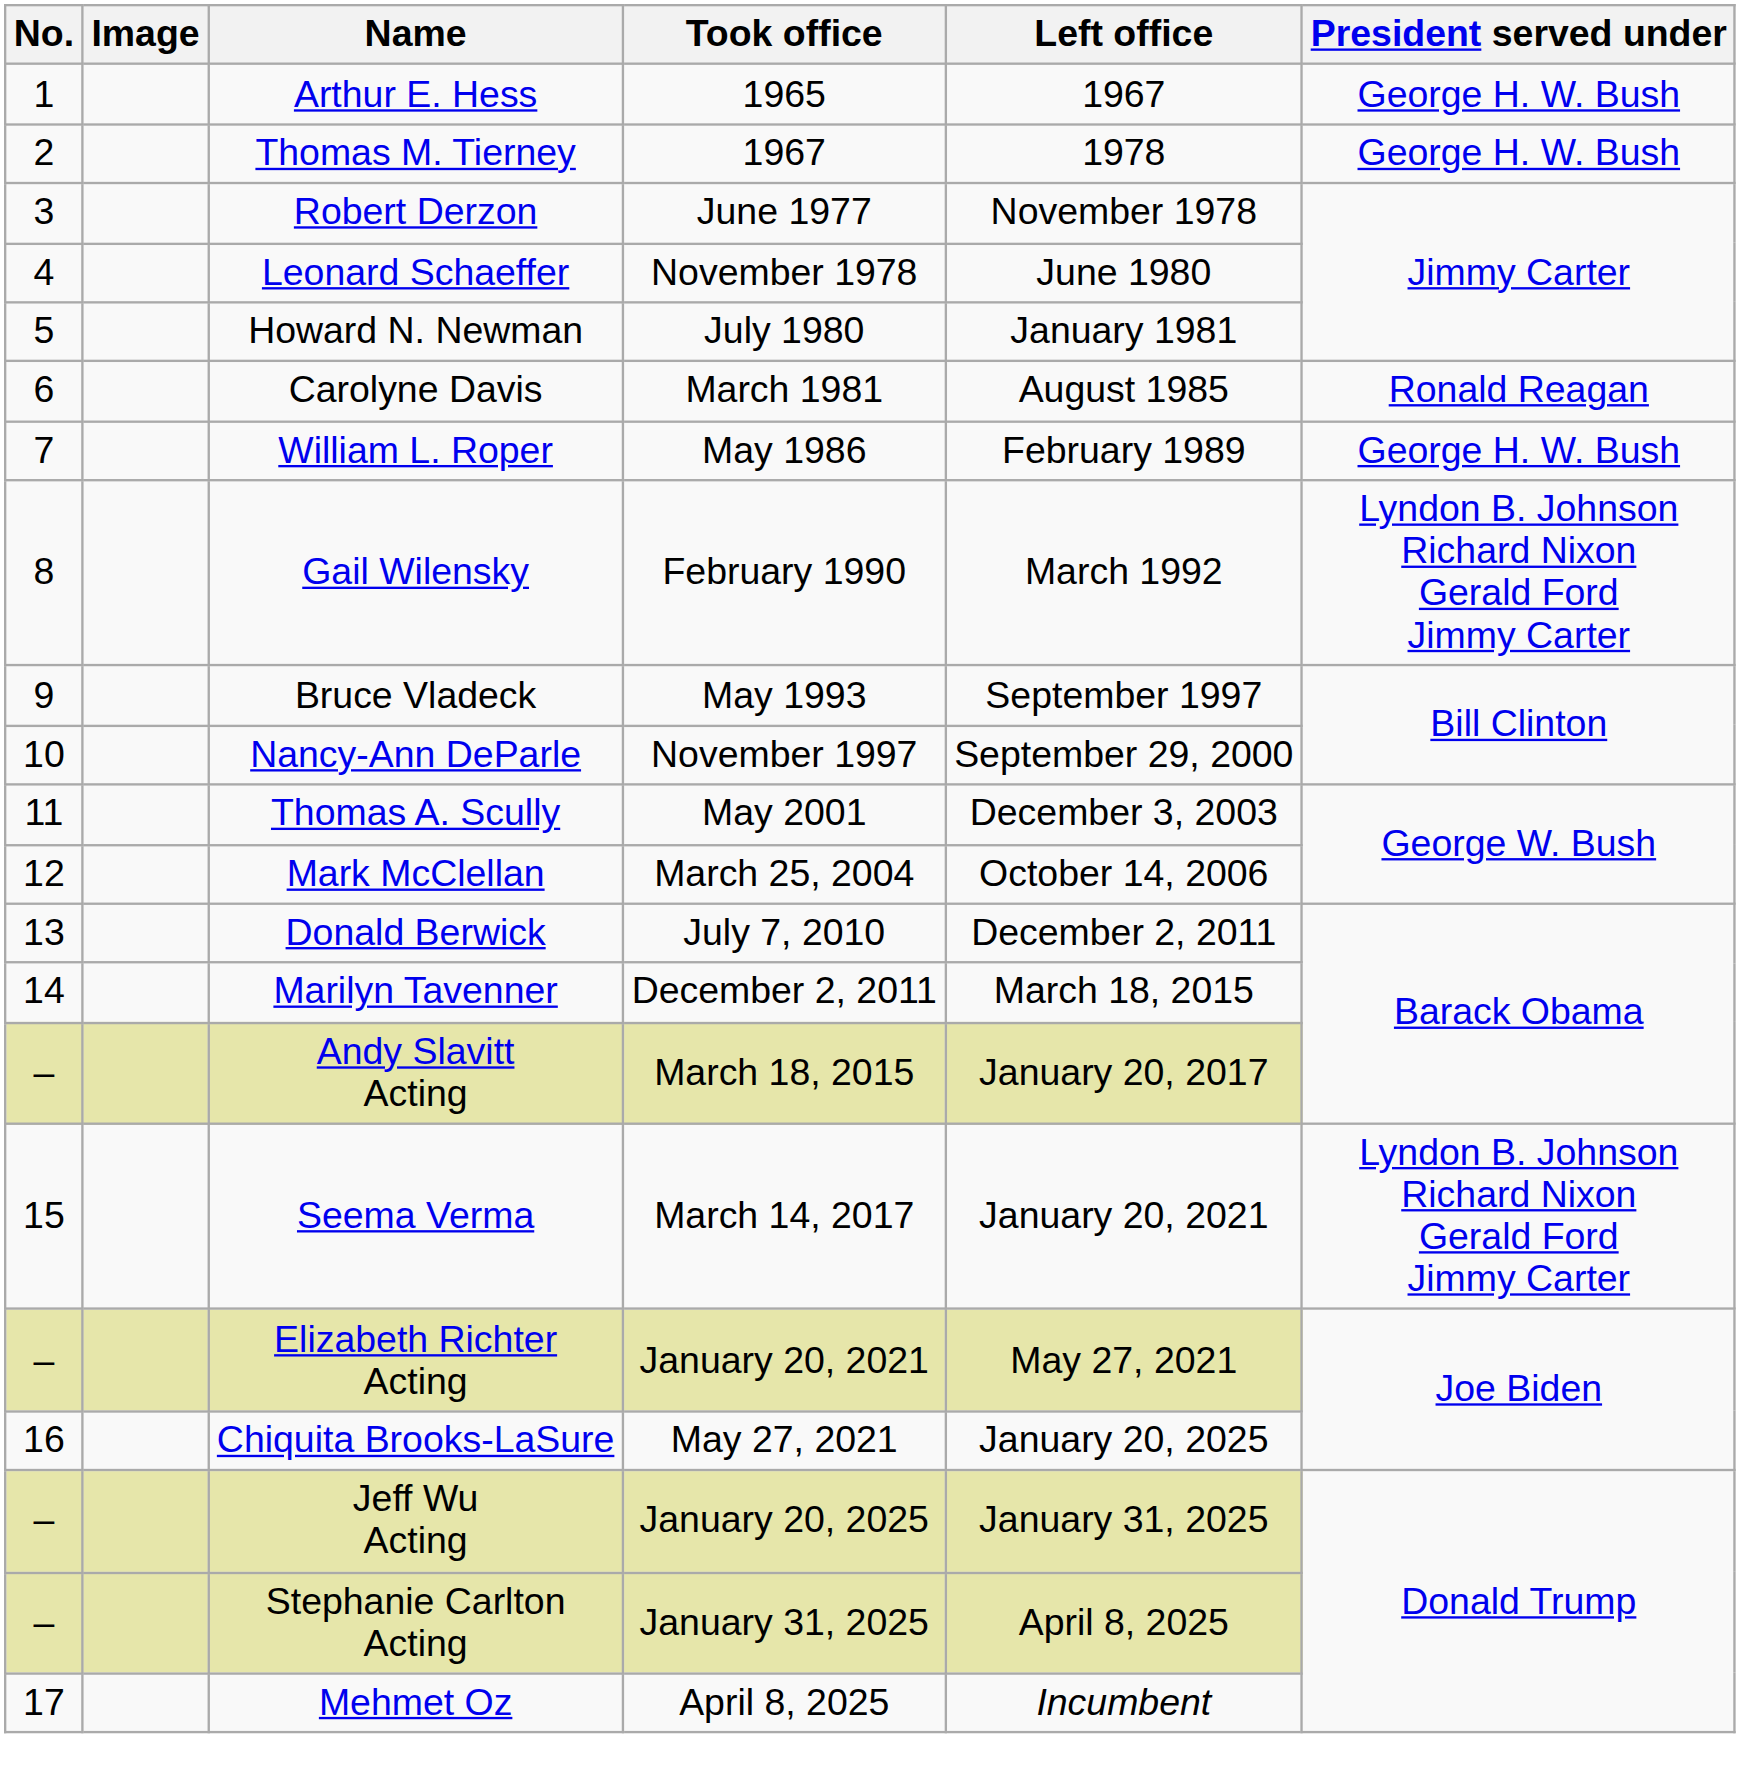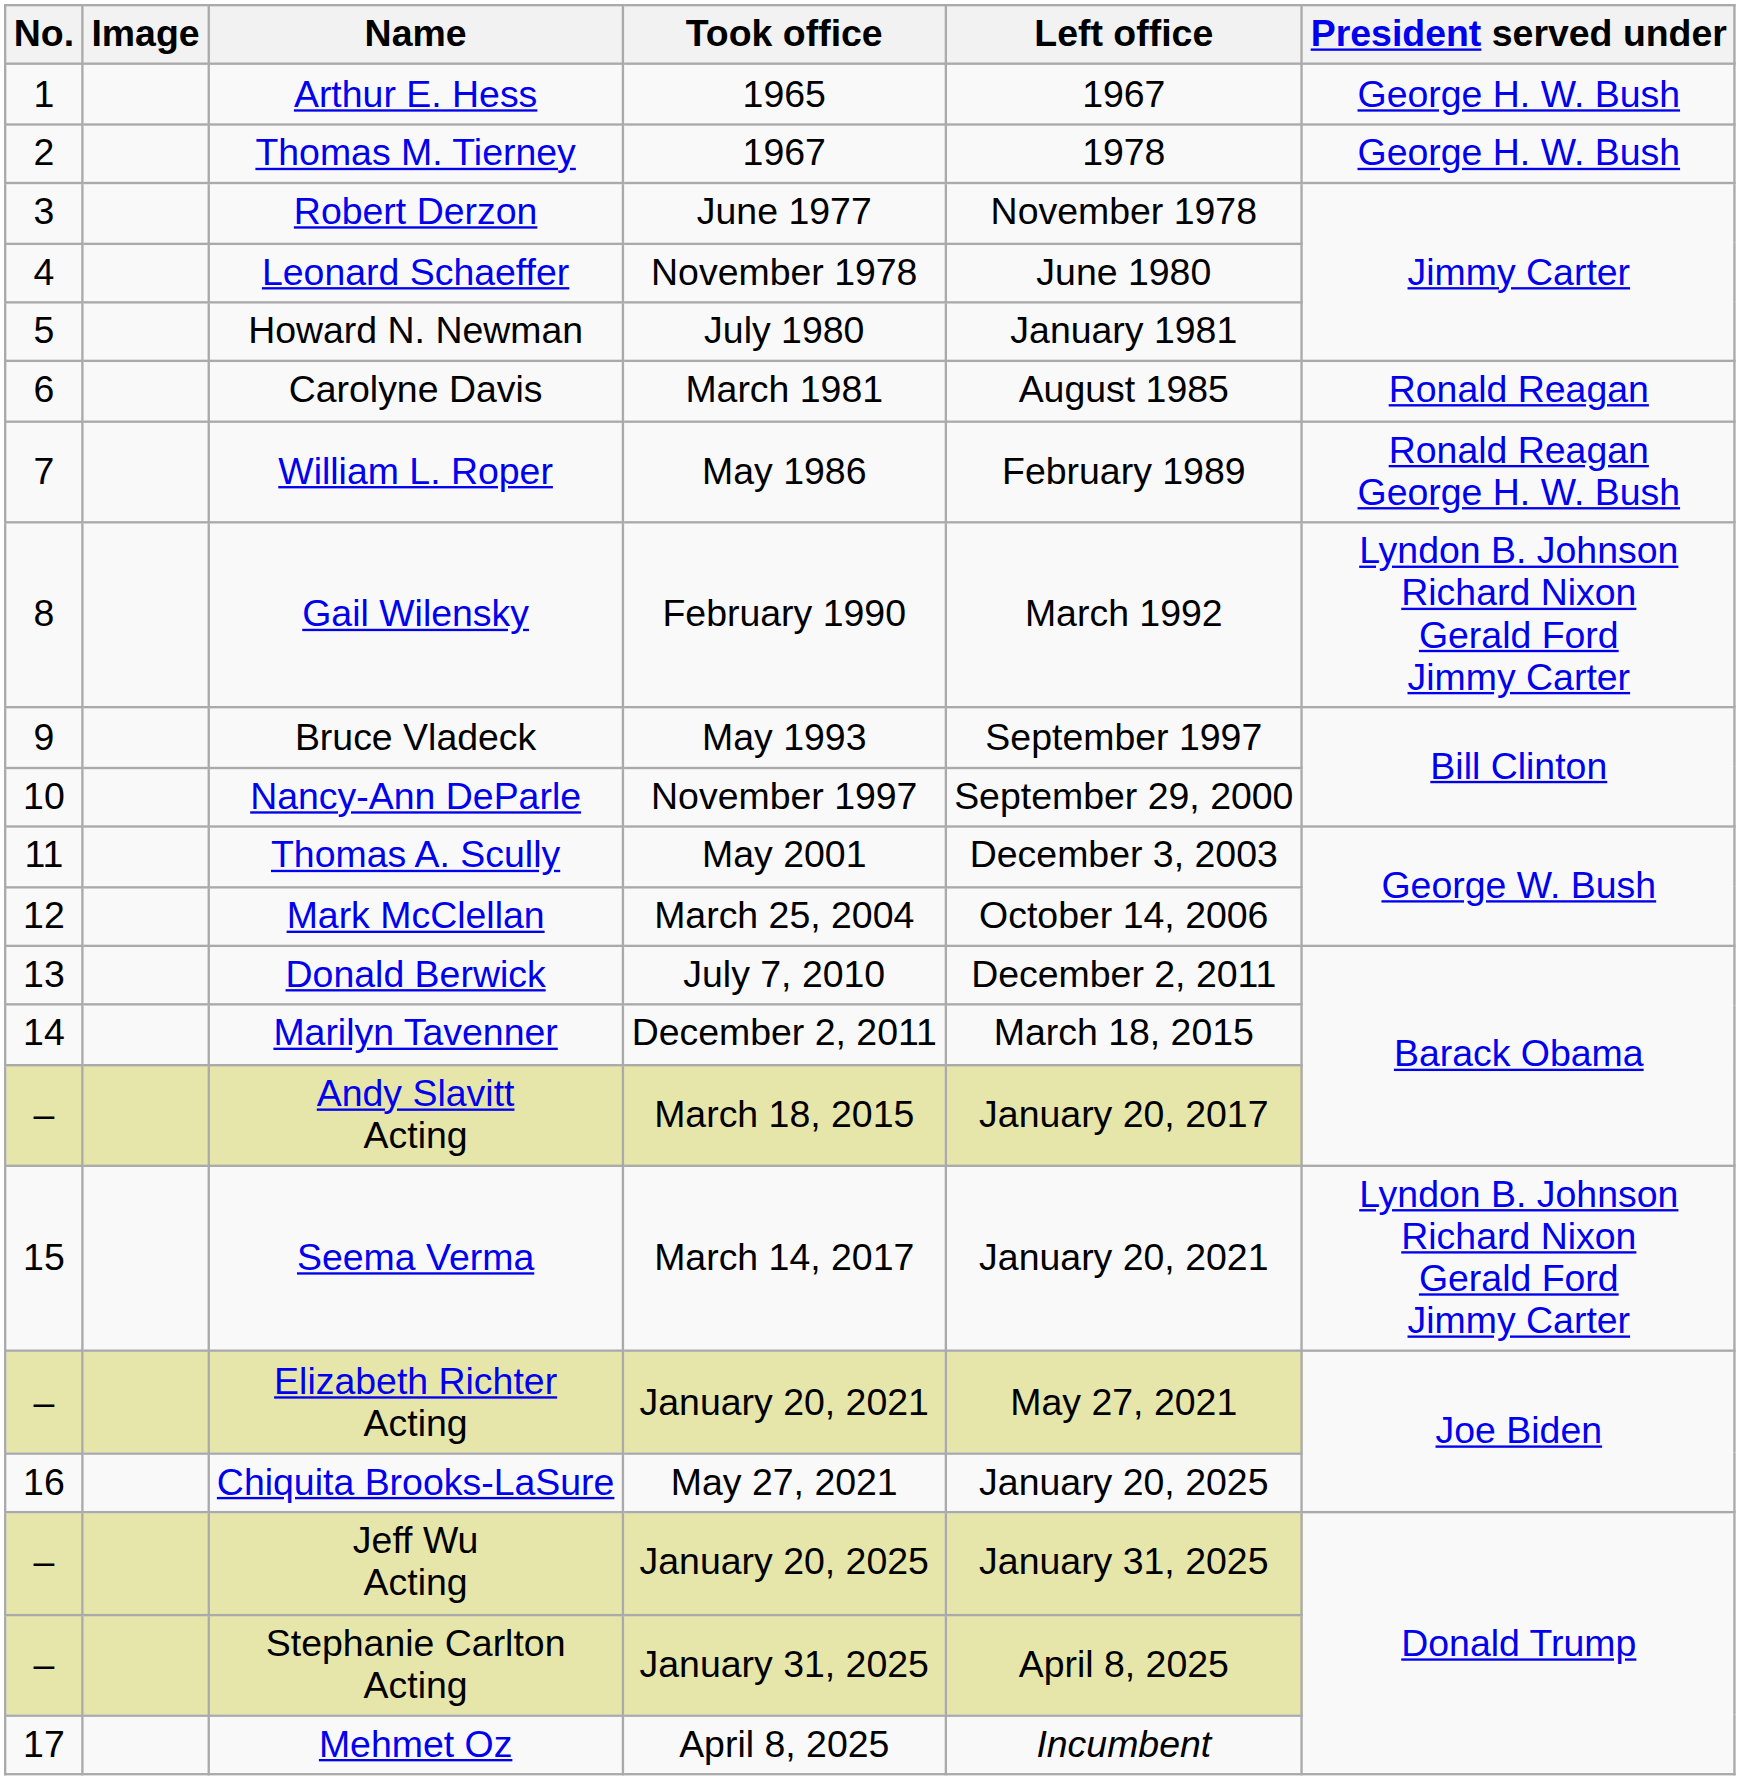(1519, 449) George H. W. Bush -> (1519, 470) Ronald Reagan George H. W. Bush
